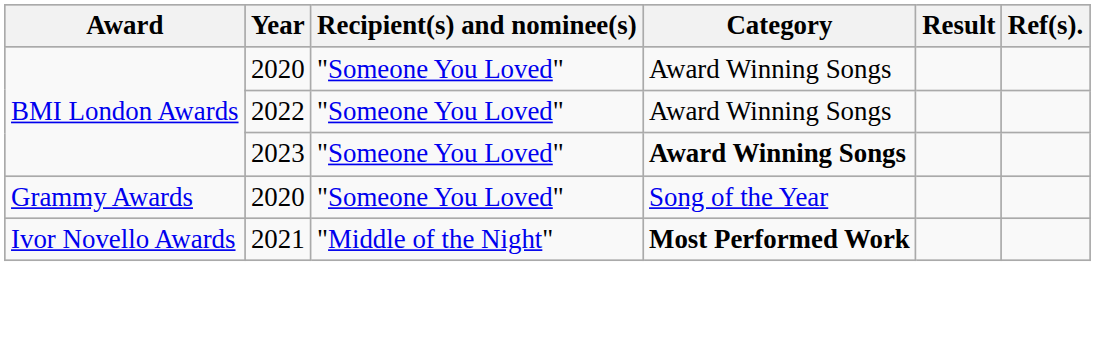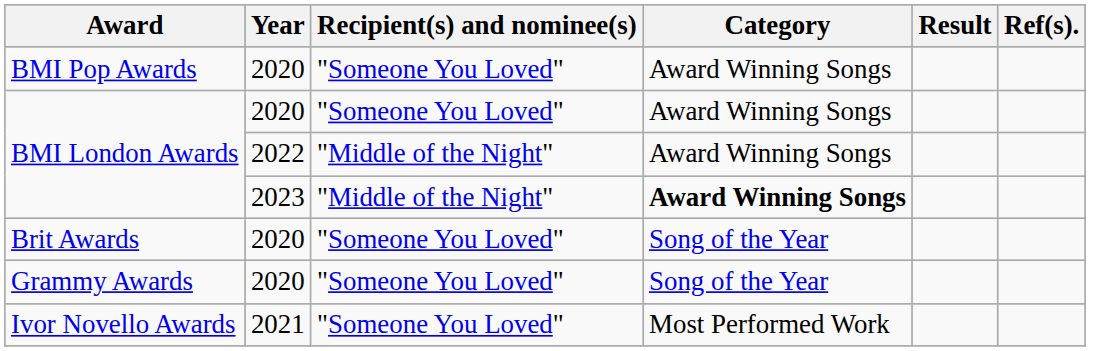+ row: (104, 68)
(440, 111) "Someone You Loved" -> (435, 153) "Middle of the Night"
(440, 153) "Someone You Loved" -> (435, 196) "Middle of the Night"
+ row: (75, 238)
(435, 238) "Middle of the Night" -> (440, 324) "Someone You Loved"
(779, 238) bold -> (769, 324) normal
